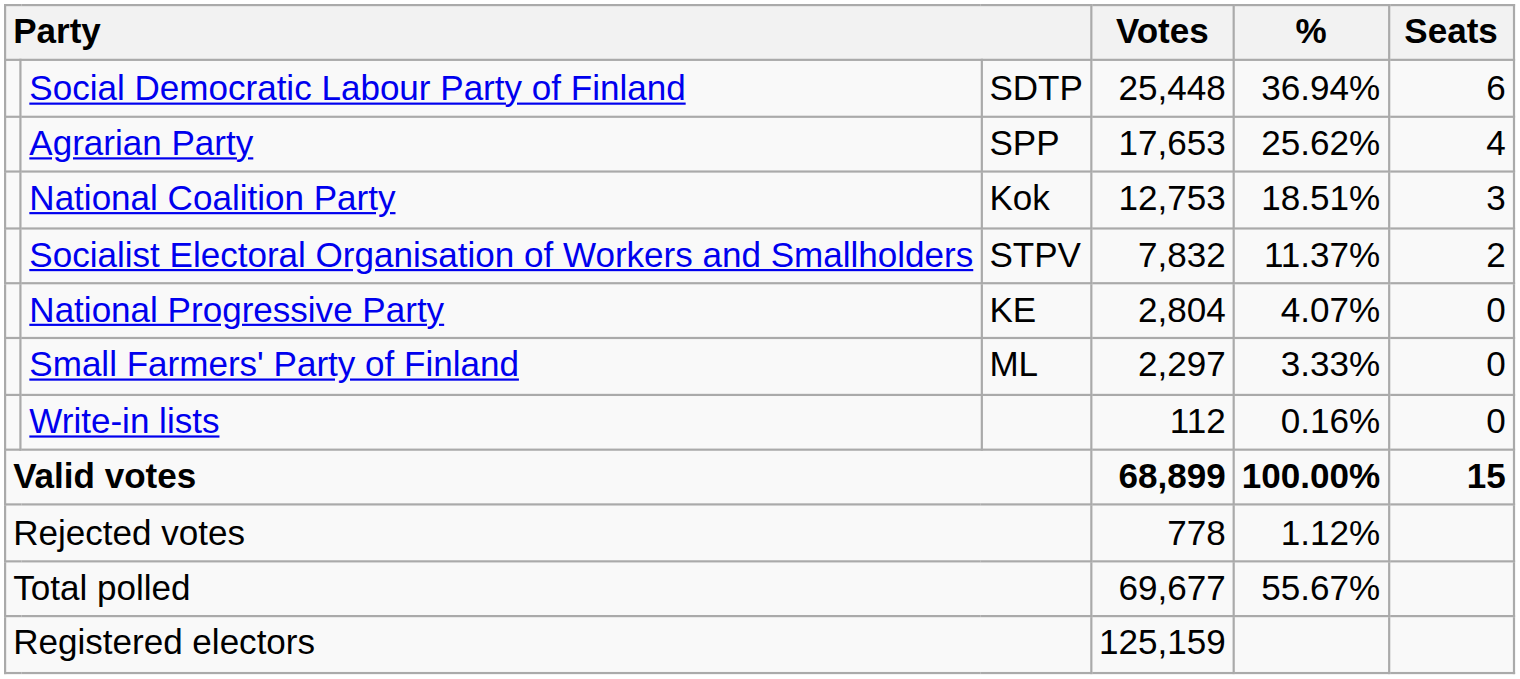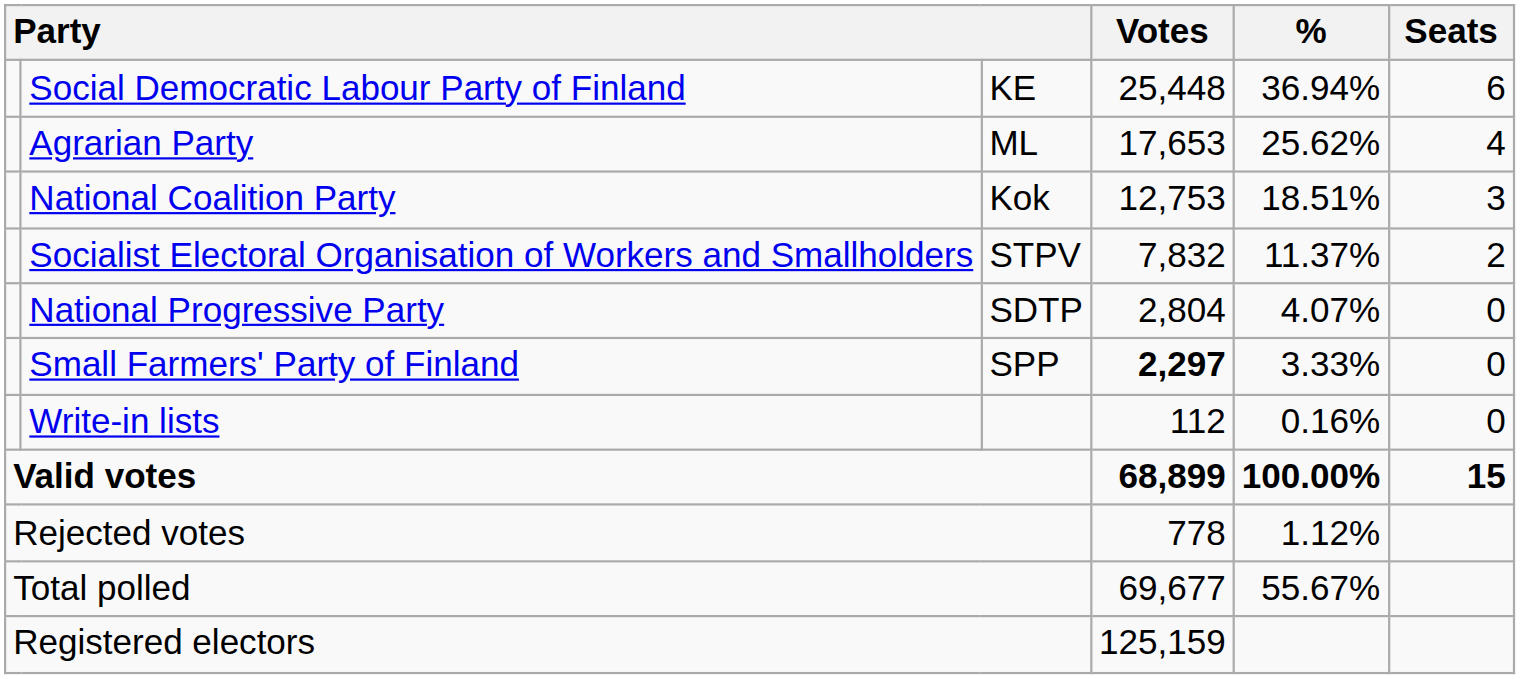(1036, 87) SDTP -> (1013, 87) KE
(1024, 143) SPP -> (1014, 143) ML
(1013, 310) KE -> (1036, 310) SDTP
(1014, 365) ML -> (1024, 365) SPP
(1182, 365) normal -> (1182, 365) bold
